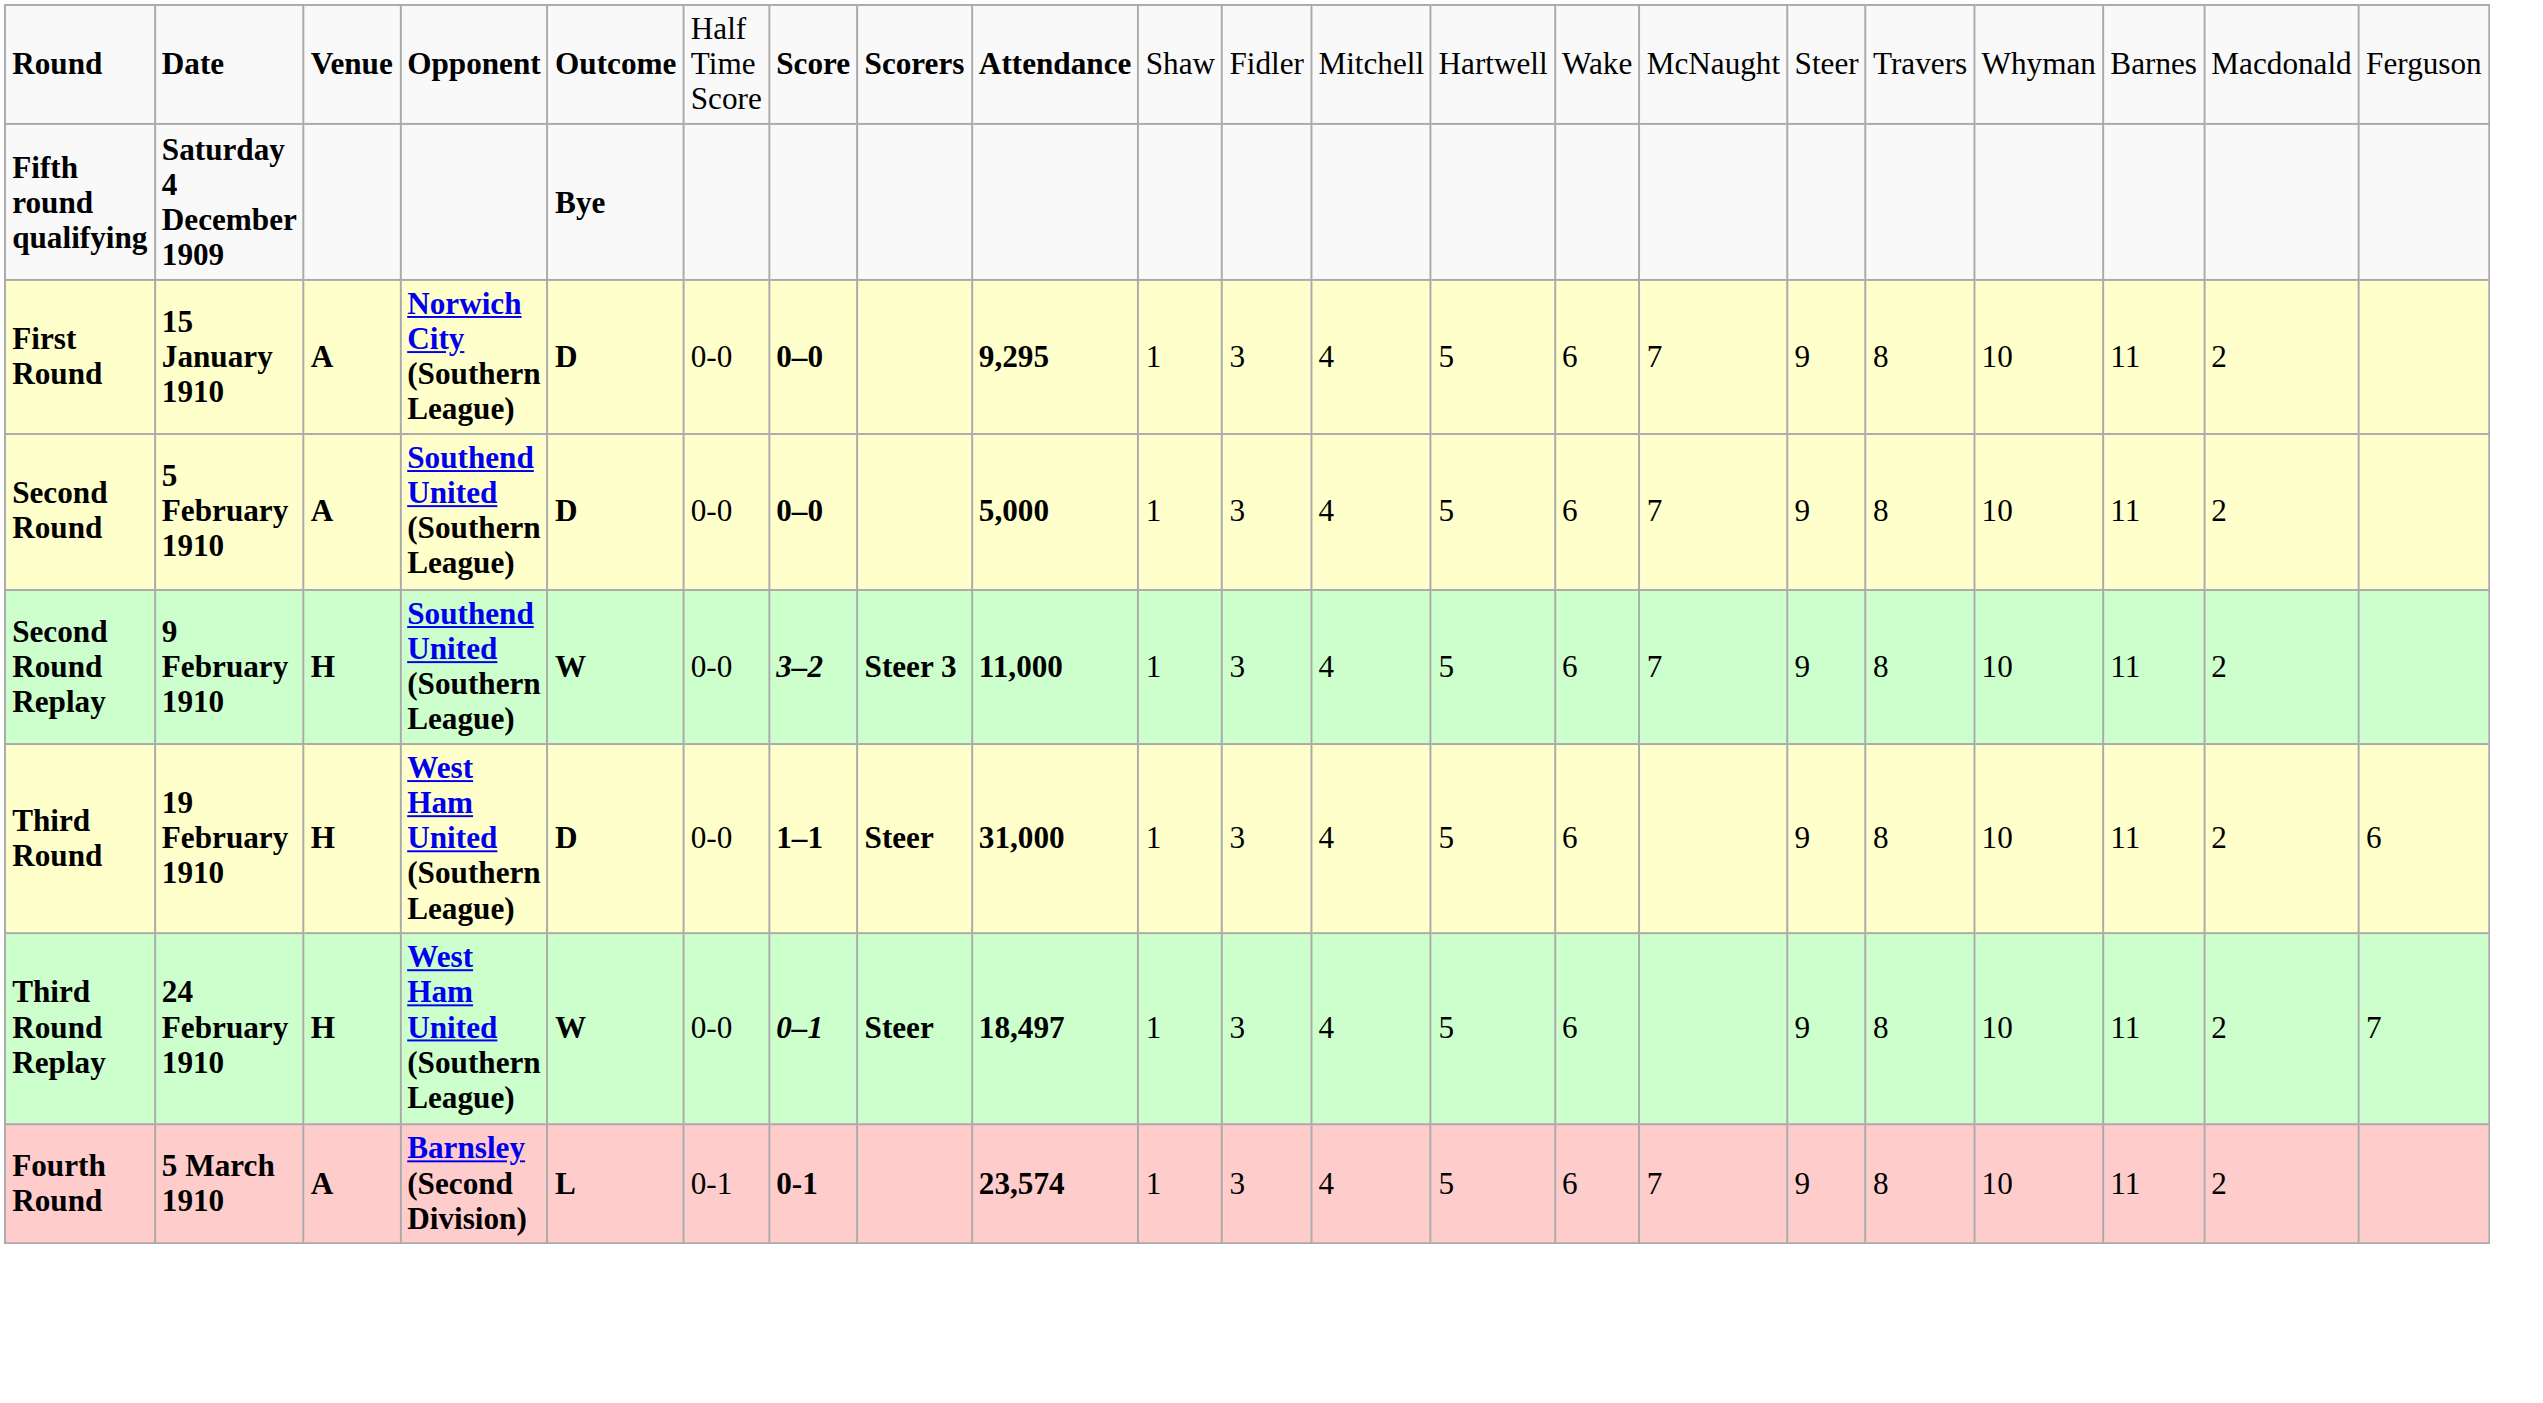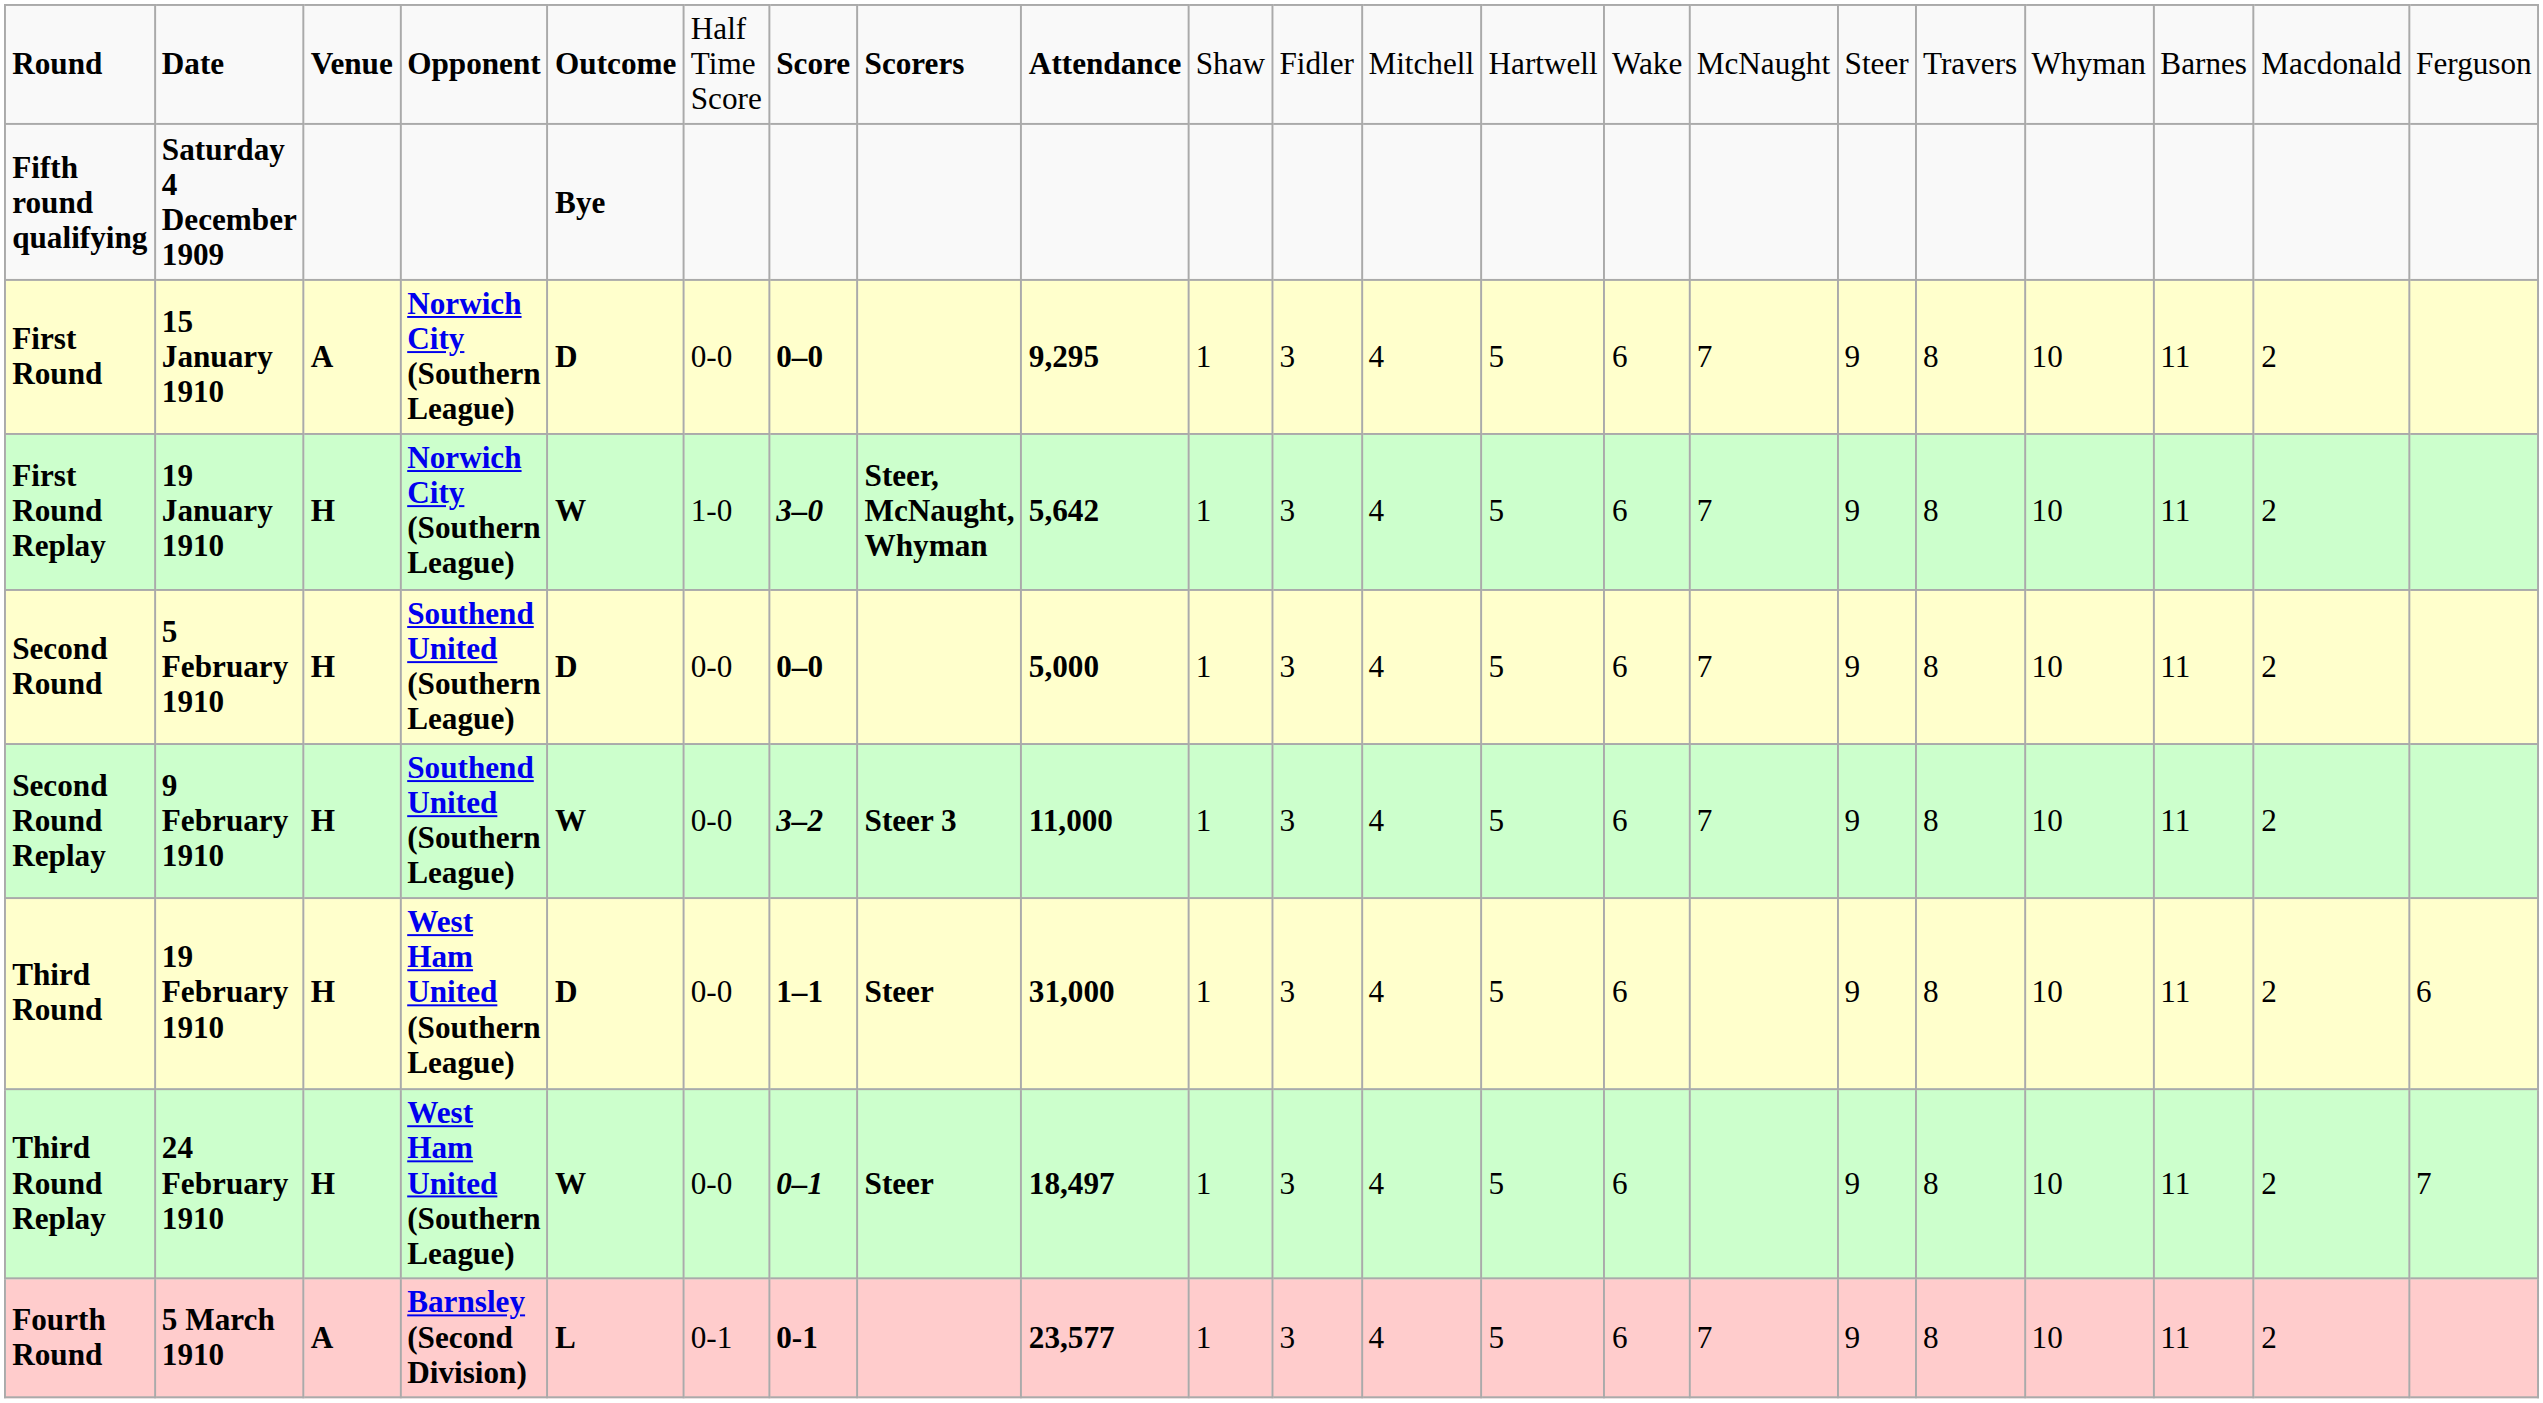+ row: (59, 511)
(322, 511) A -> (323, 665) H
(1022, 1182) 23,574 -> (1072, 1337) 23,577
